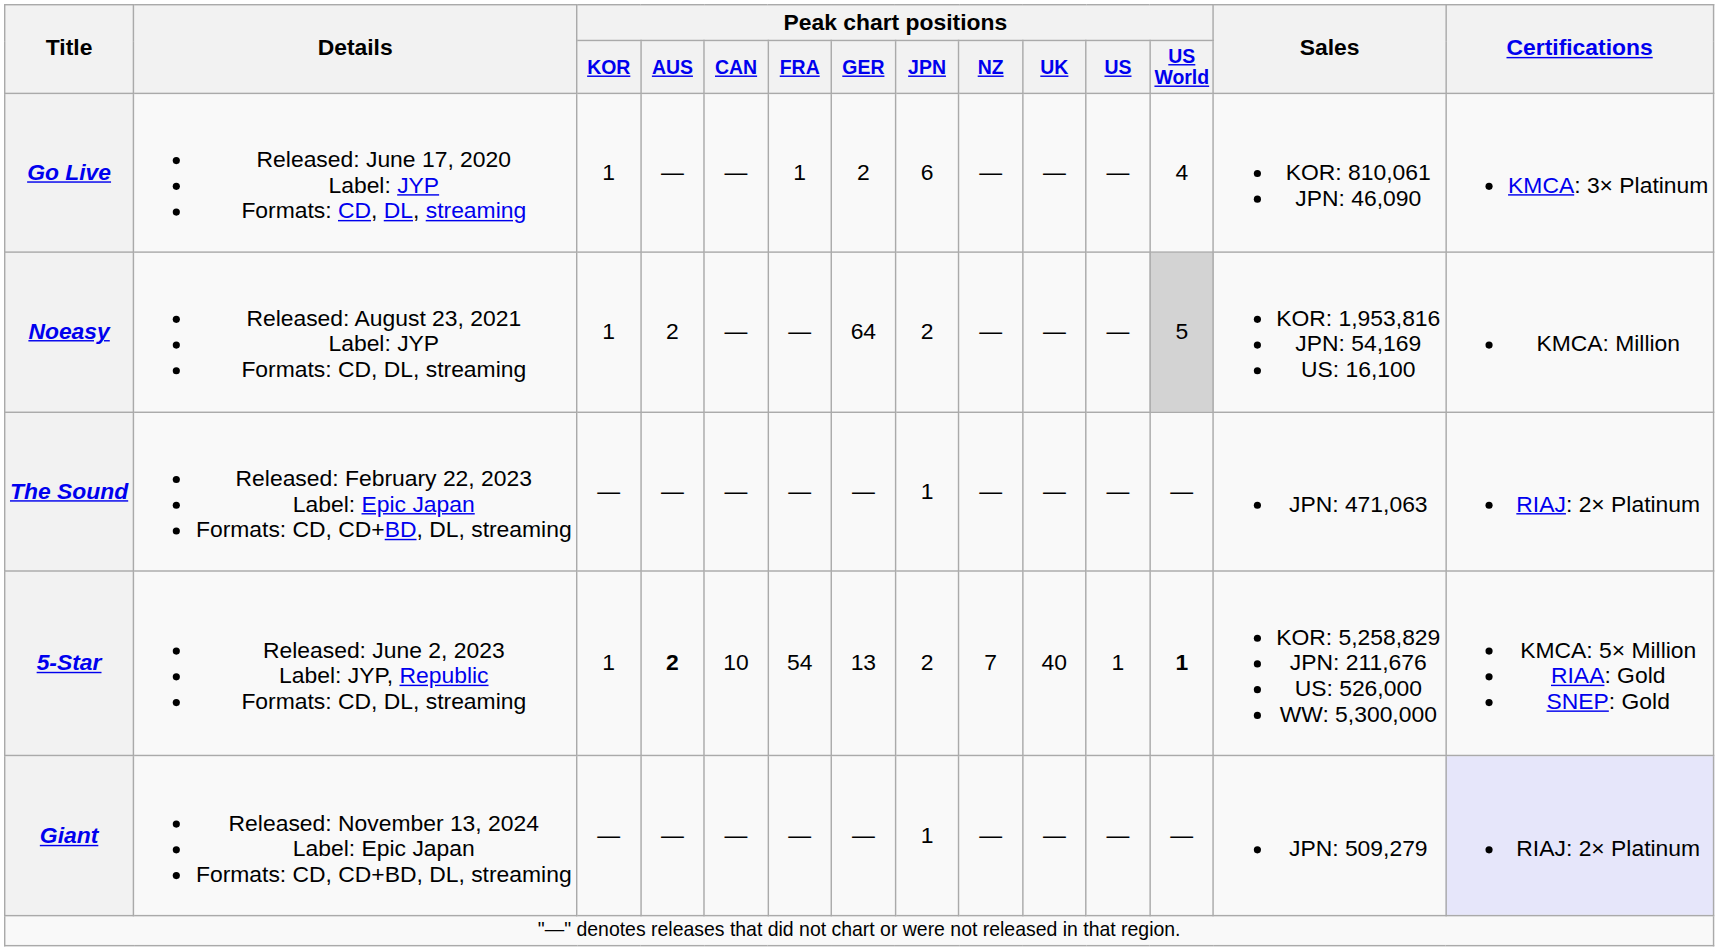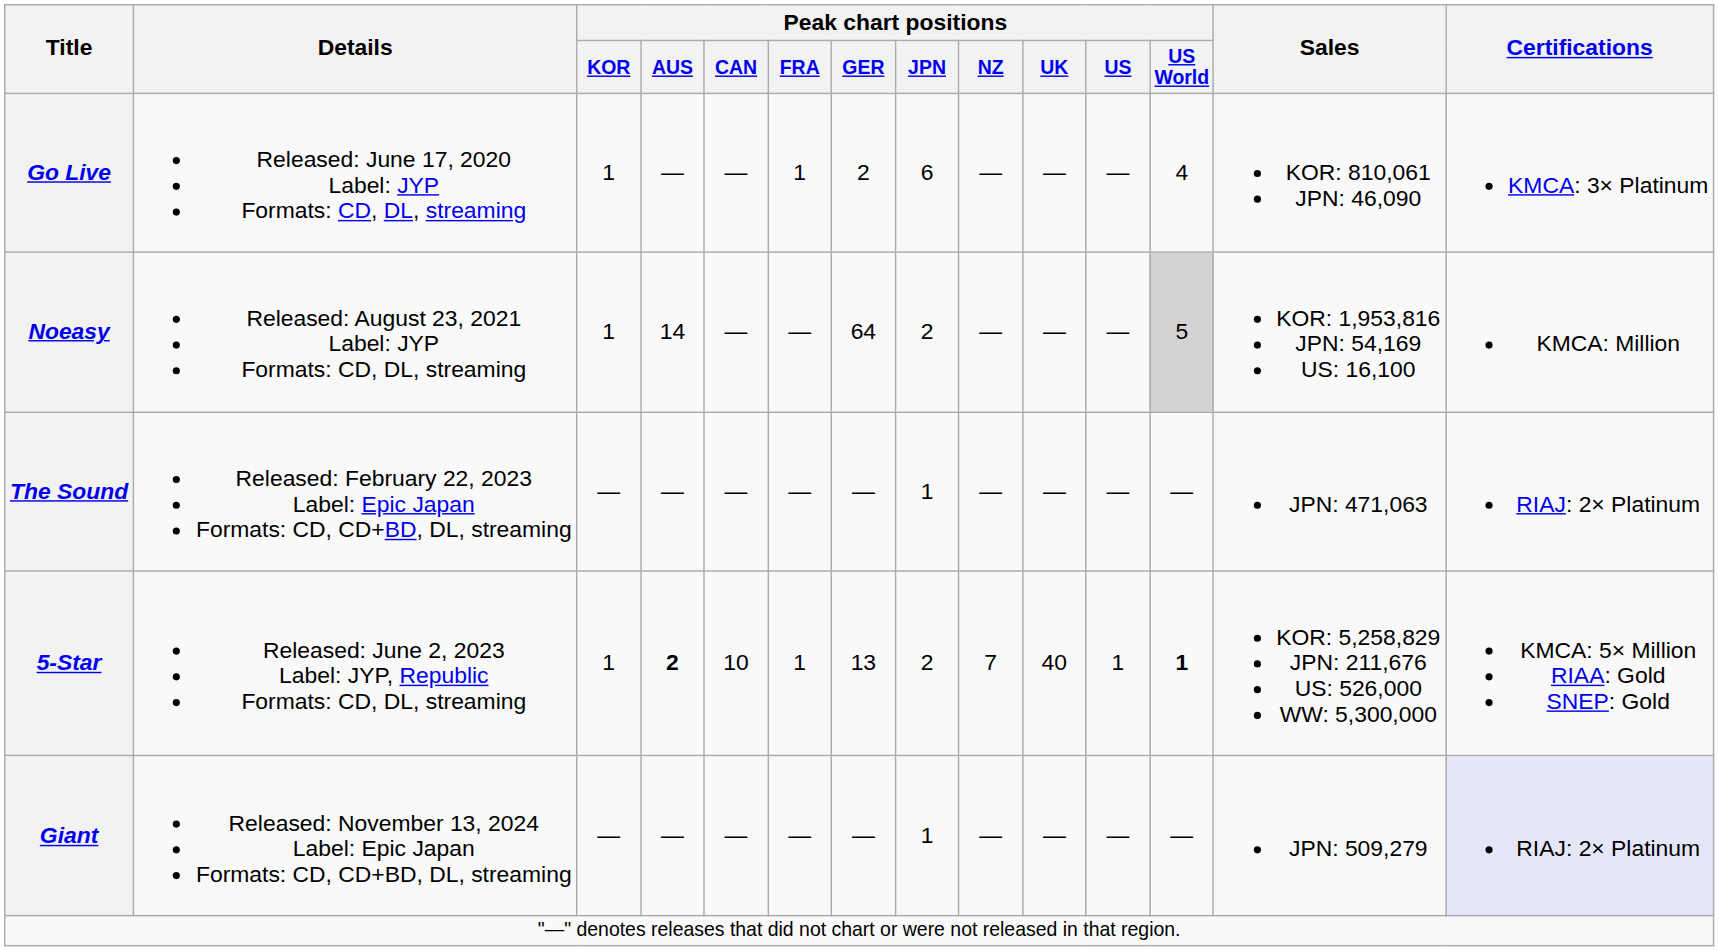(672, 331) 2 -> (672, 331) 14
(800, 663) 54 -> (800, 663) 1
